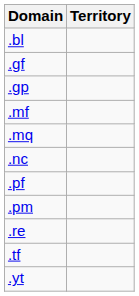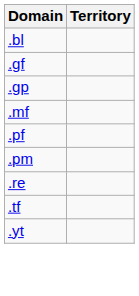- row: (20, 135)
- row: (18, 159)
